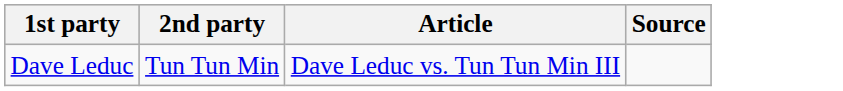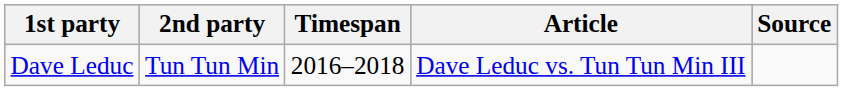+ column: (348, 24)
